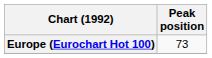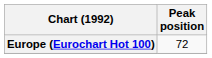(182, 44) 73 -> (182, 44) 72
